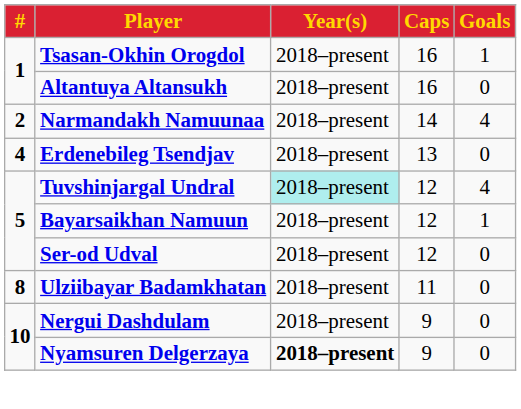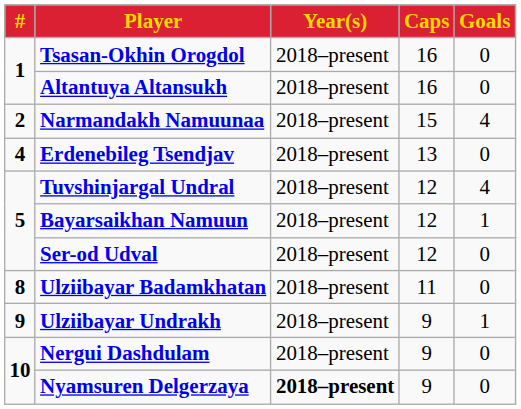(485, 54) 1 -> (485, 54) 0
(427, 120) 14 -> (427, 120) 15
(332, 187) paleturquoise background -> (332, 187) no background
+ row: (130, 320)
